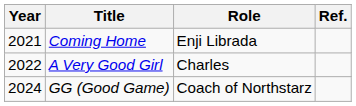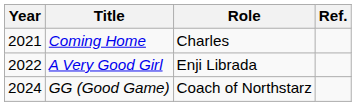(217, 40) Enji Librada -> (203, 40) Charles
(203, 64) Charles -> (217, 64) Enji Librada
